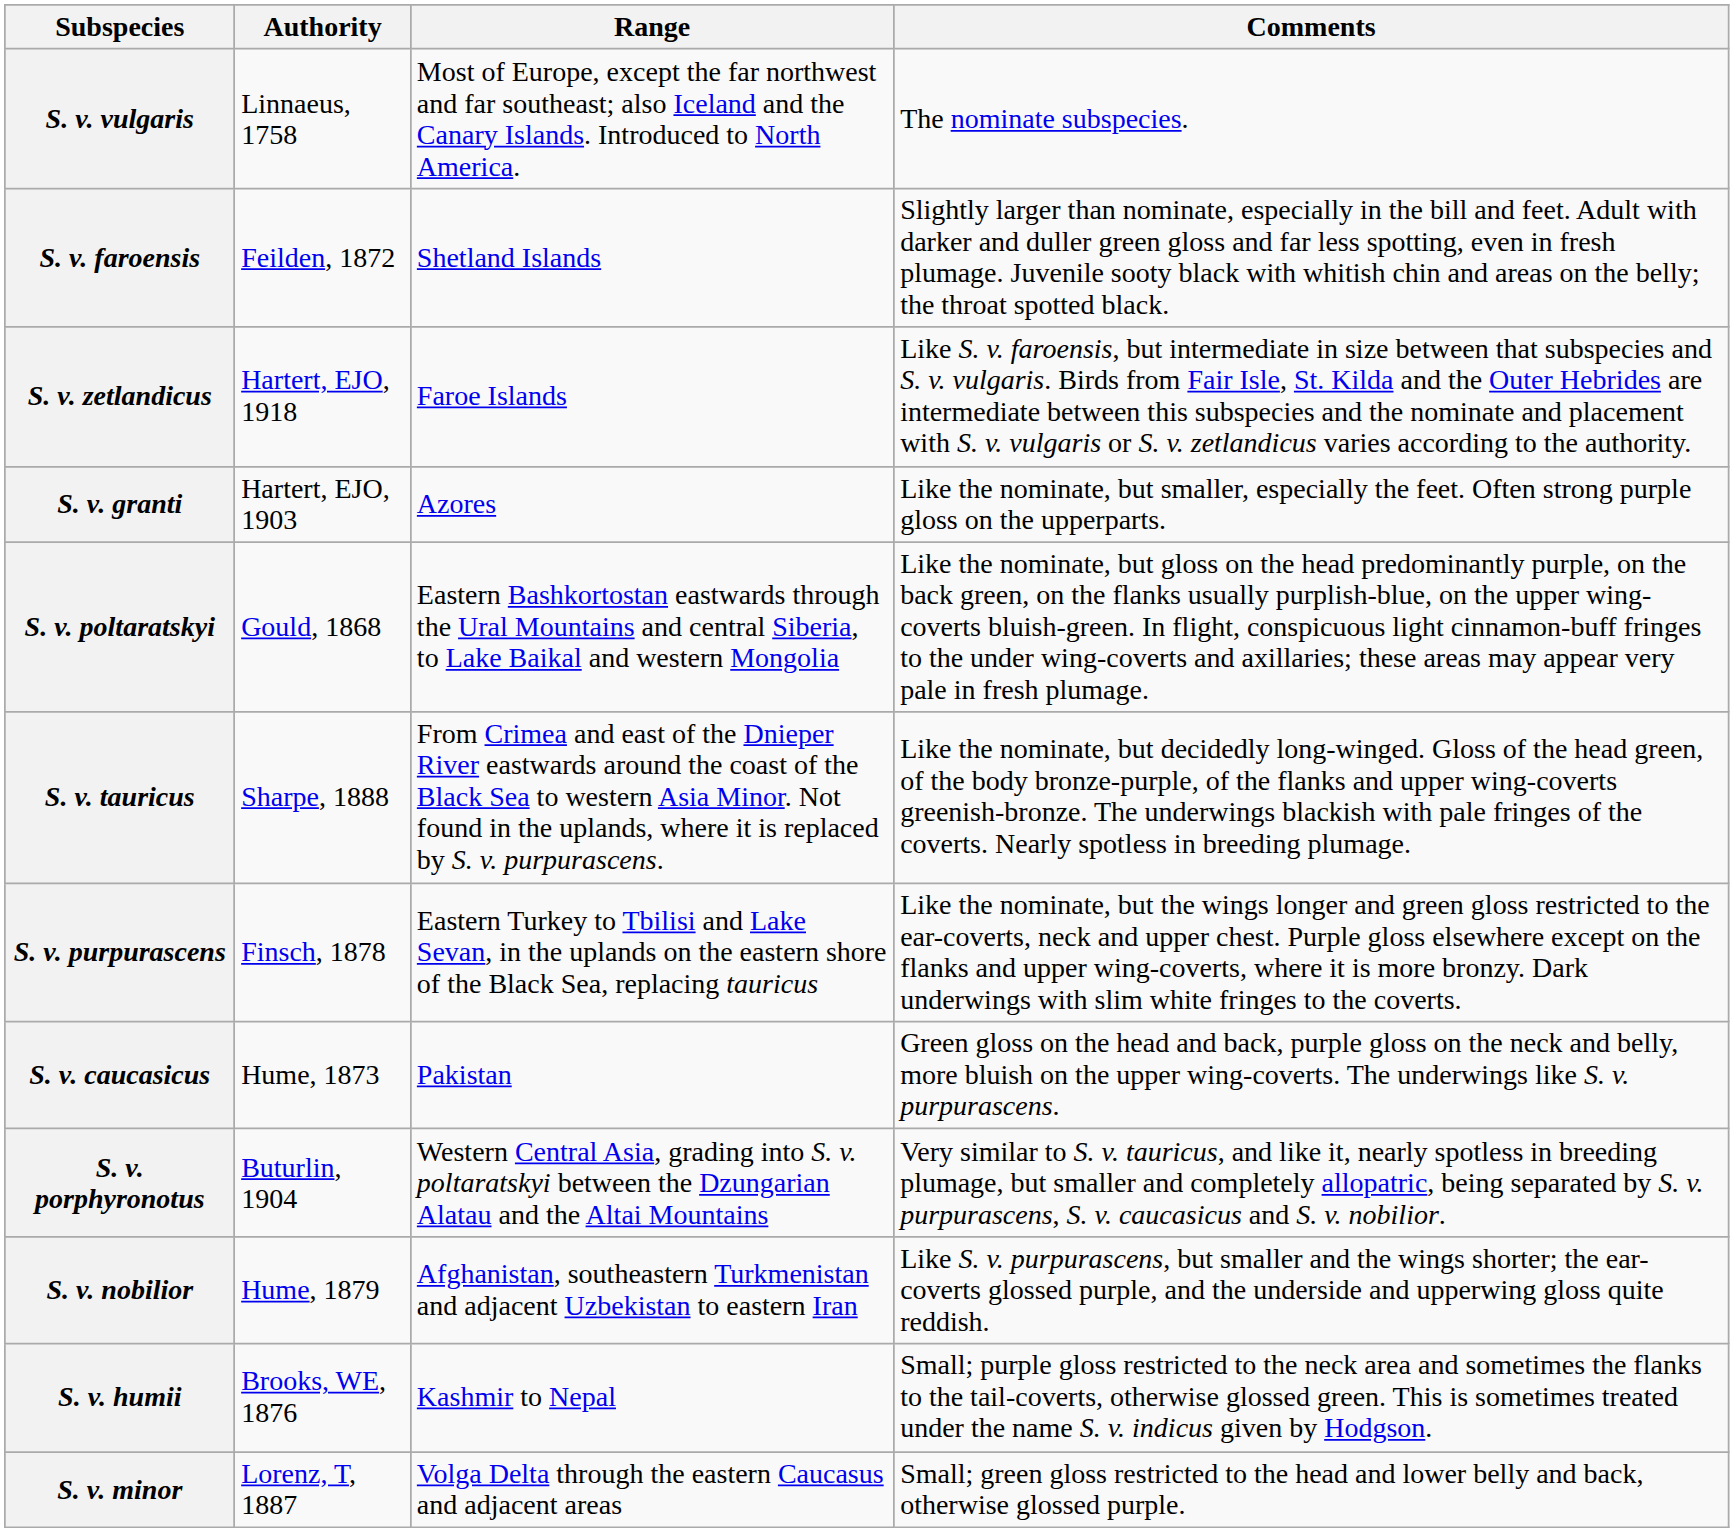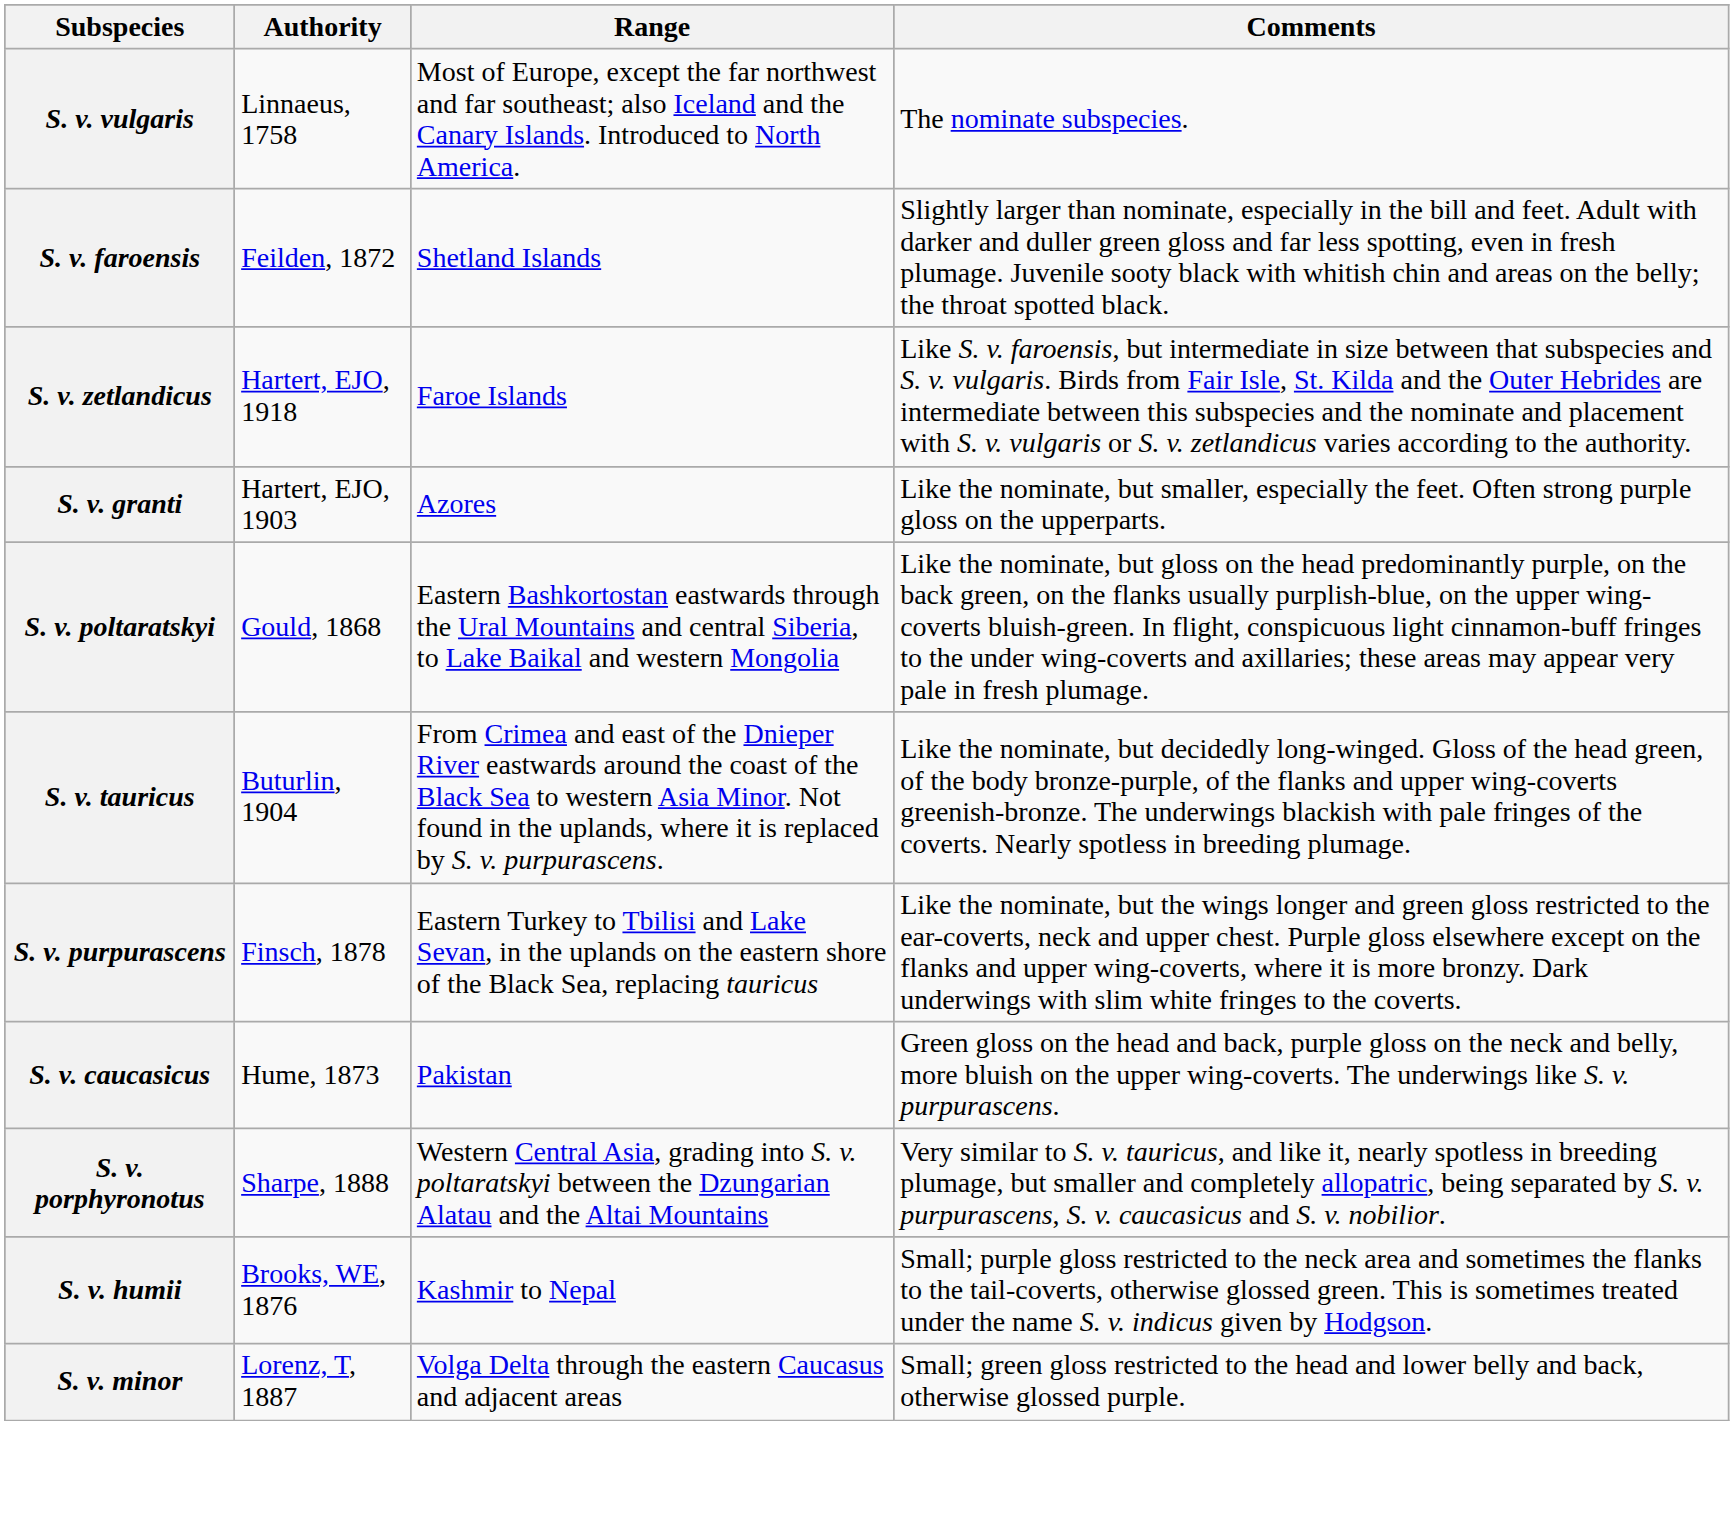(315, 797) Sharpe, 1888 -> (291, 797) Buturlin, 1904
(291, 1182) Buturlin, 1904 -> (315, 1182) Sharpe, 1888
- row: (120, 1289)
